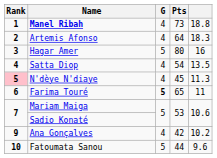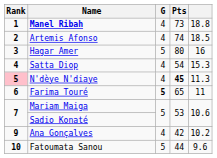(179, 38) 64 -> (179, 38) 74
(200, 38) 18.3 -> (200, 38) 18.5
(200, 65) 13.5 -> (200, 65) 15.3
(179, 79) normal -> (179, 79) bold
